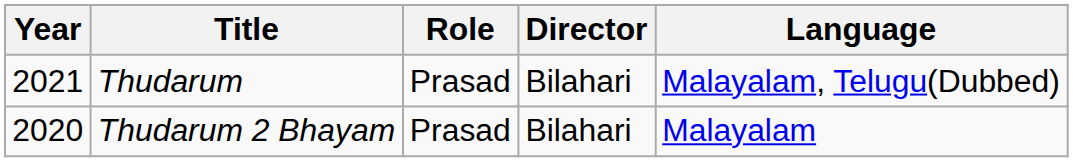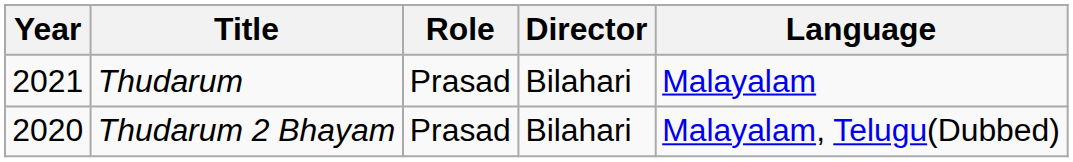(861, 80) Malayalam, Telugu(Dubbed) -> (739, 80) Malayalam
(739, 130) Malayalam -> (861, 130) Malayalam, Telugu(Dubbed)
